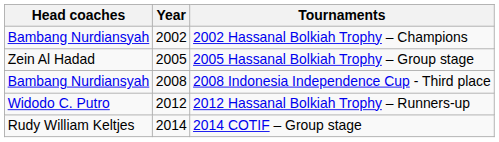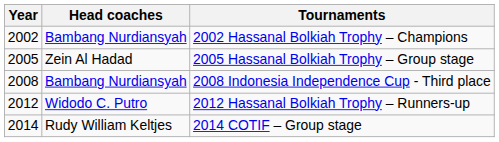columns swapped: (171, 15) <-> (78, 15)
